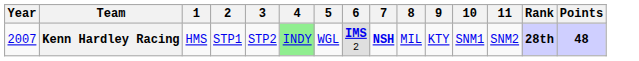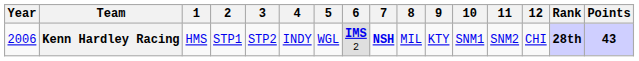+ column: (536, 14)
(22, 40) 2007 -> (22, 40) 2006
(297, 40) lightgreen background -> (297, 40) no background
(581, 40) 48 -> (609, 40) 43
